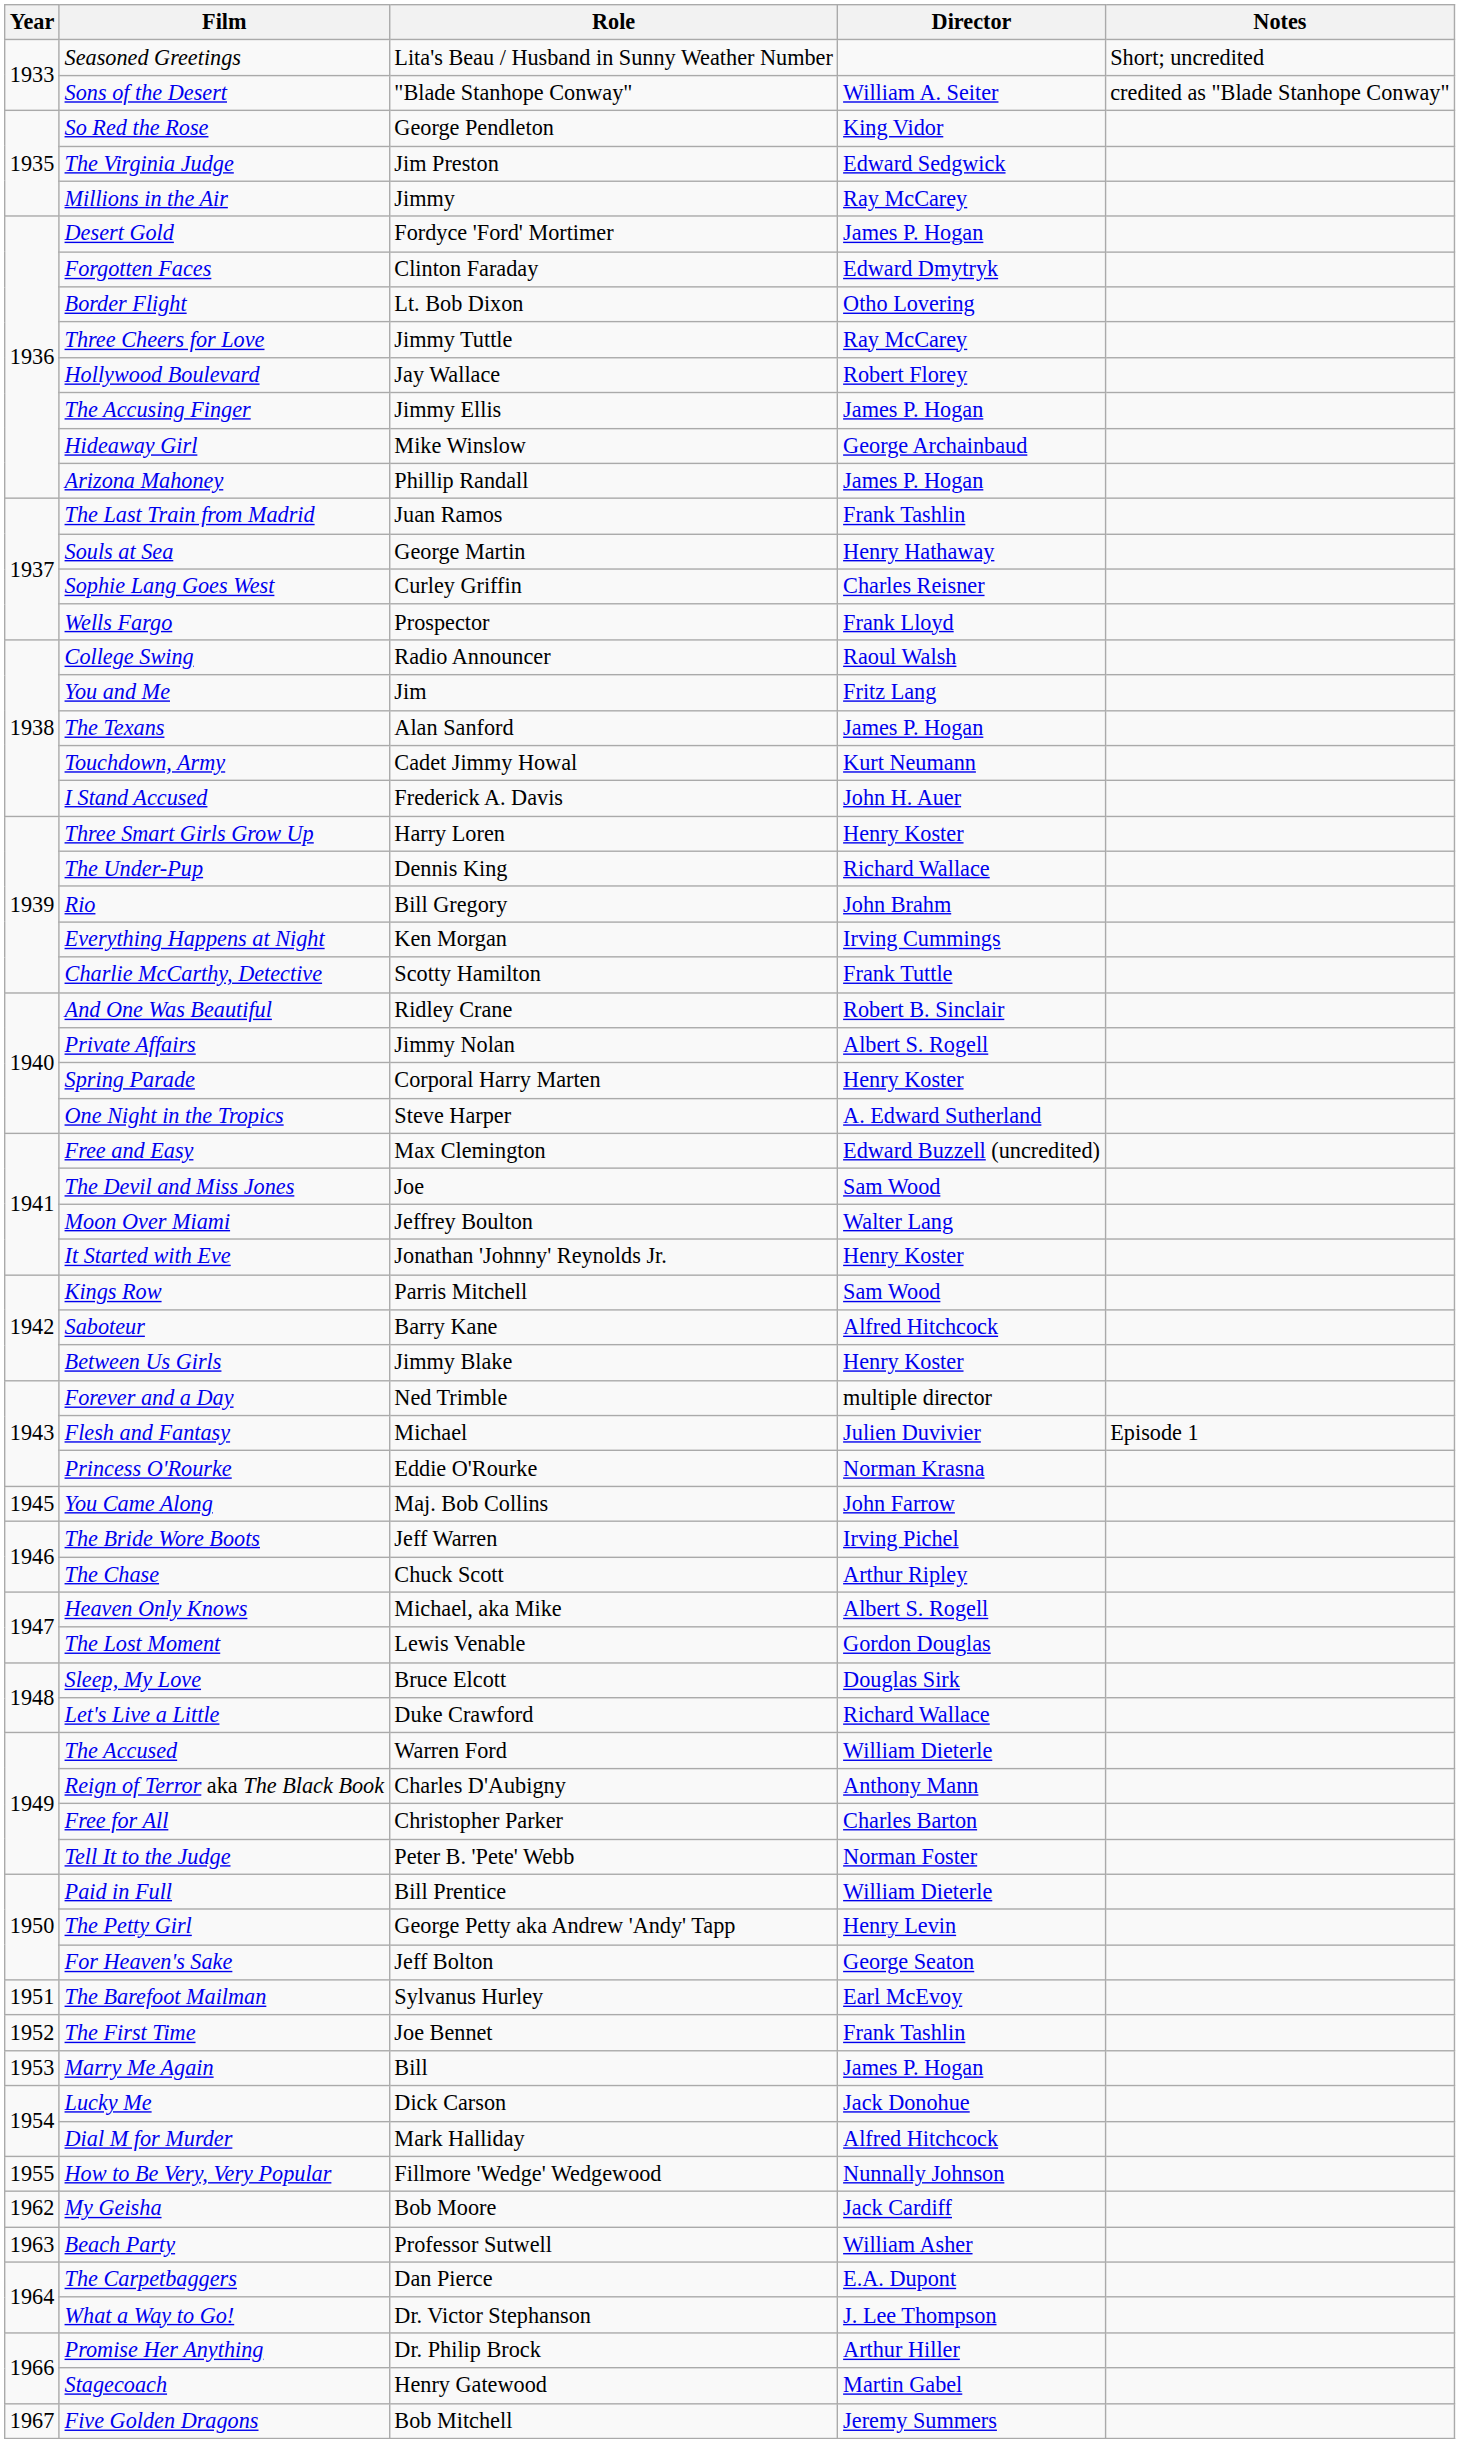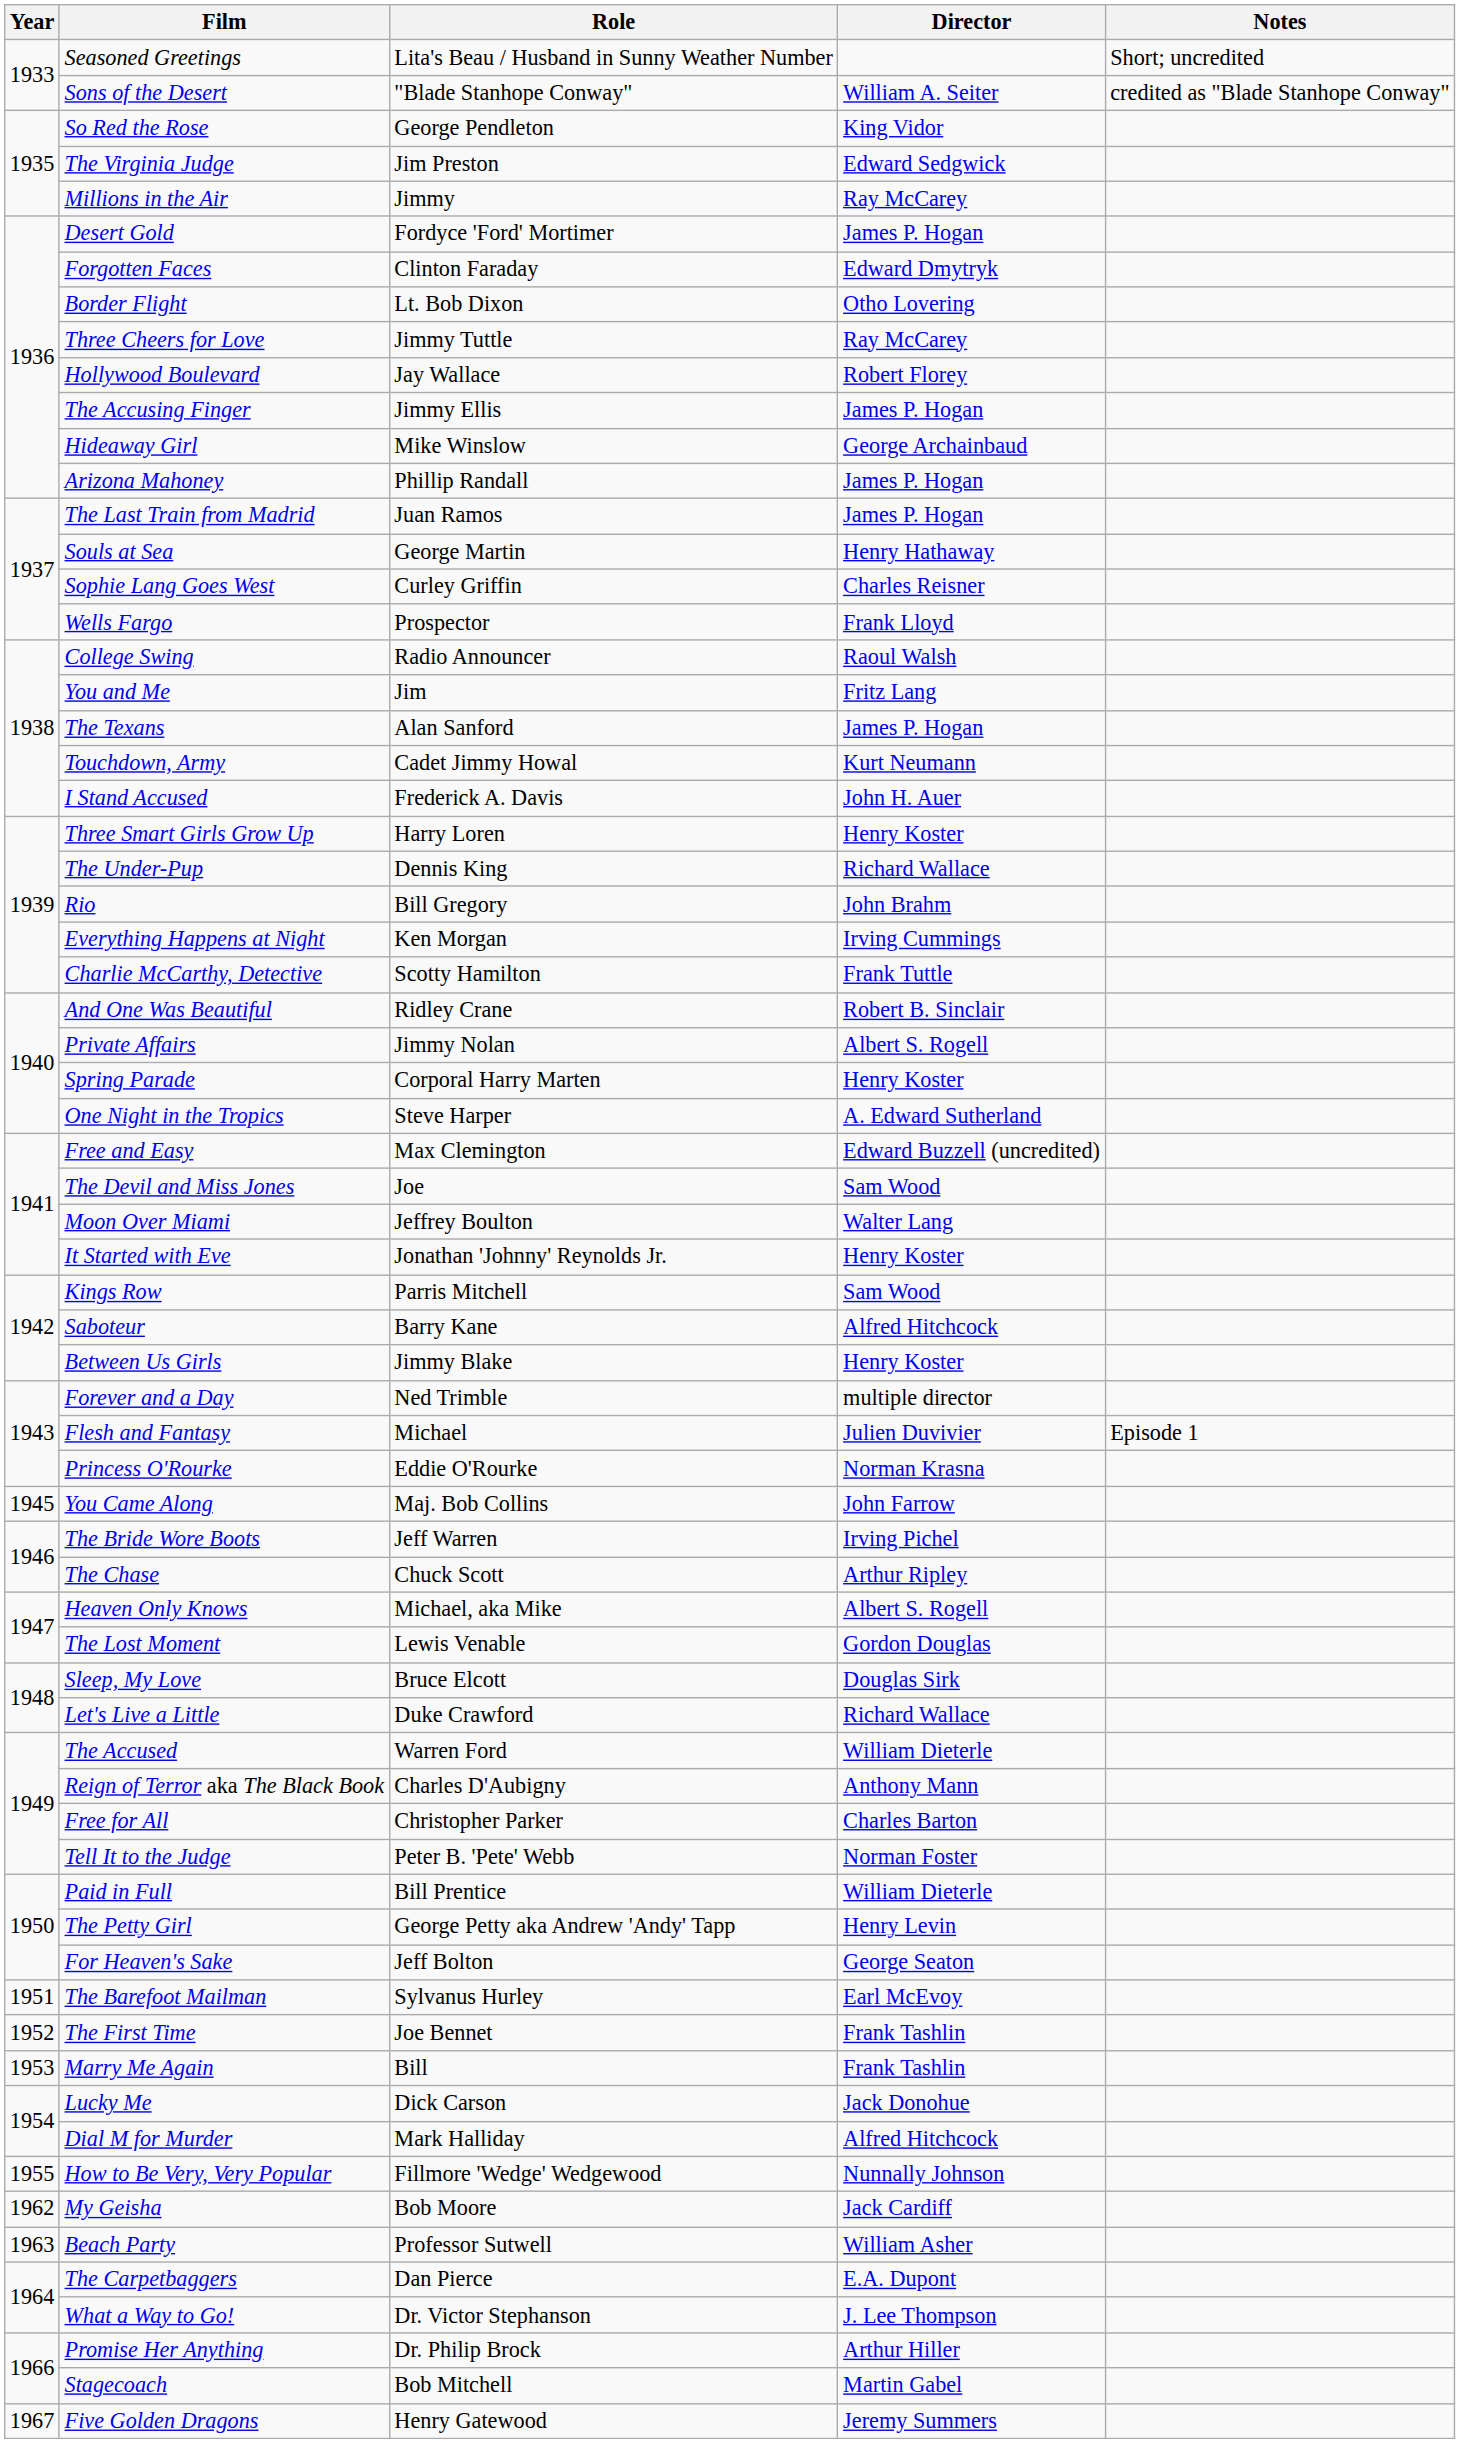(904, 515) Frank Tashlin -> (913, 515) James P. Hogan
(913, 2067) James P. Hogan -> (904, 2067) Frank Tashlin
(471, 2385) Henry Gatewood -> (453, 2385) Bob Mitchell
(453, 2420) Bob Mitchell -> (471, 2420) Henry Gatewood
